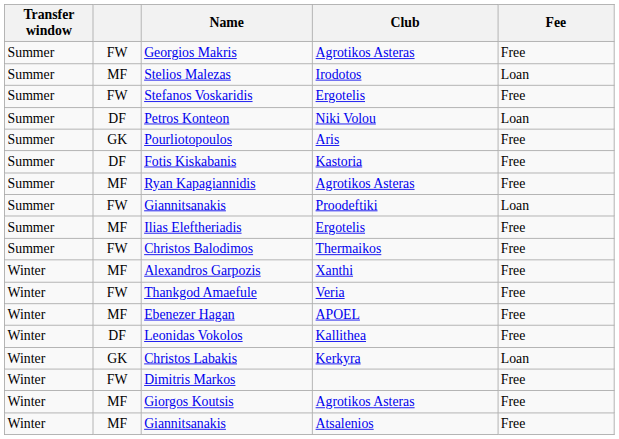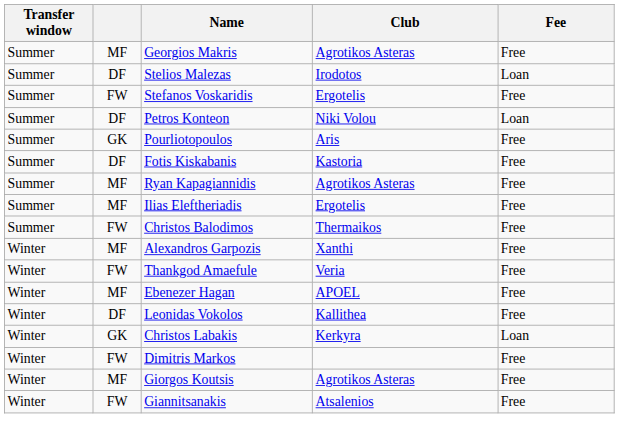(117, 52) FW -> (117, 52) MF
(117, 74) MF -> (117, 74) DF
- row: (185, 205)
(117, 423) MF -> (117, 401) FW
